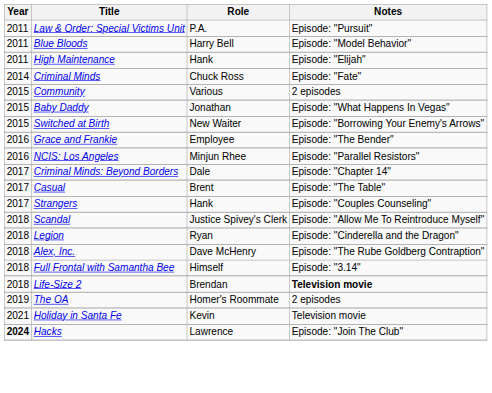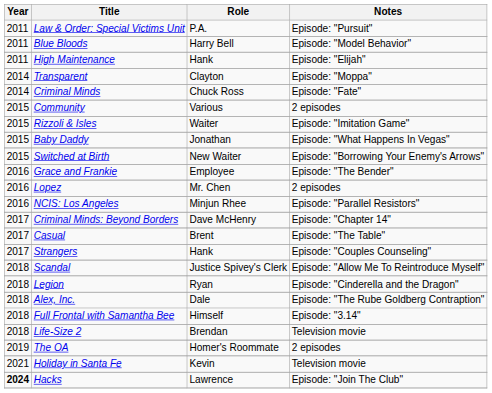+ row: (61, 76)
+ row: (65, 124)
+ row: (47, 188)
(200, 172) Dale -> (223, 220) Dave McHenry
(223, 252) Dave McHenry -> (200, 300) Dale
(332, 284) bold -> (329, 332) normal
